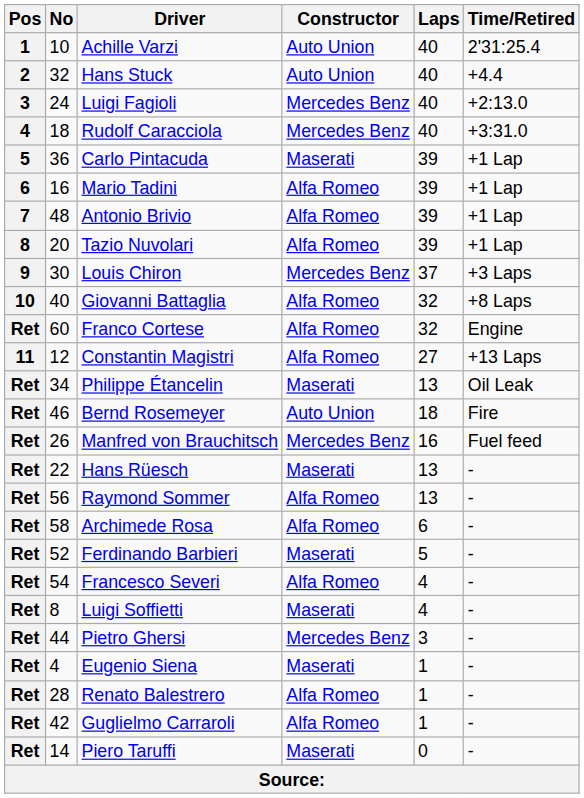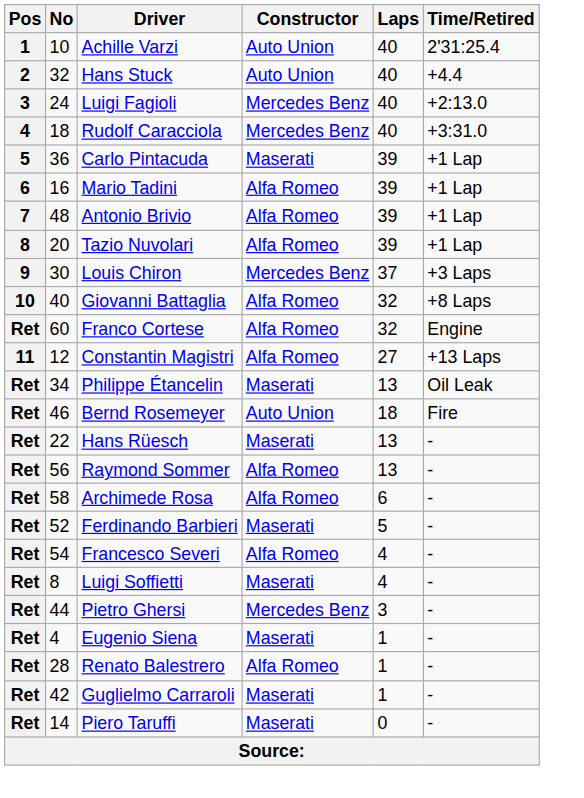- row: (180, 441)
(333, 723) Alfa Romeo -> (280, 695) Maserati
